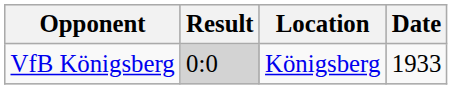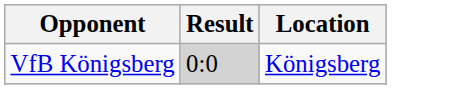- column: (417, 24)
